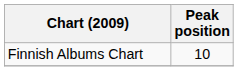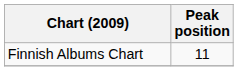(202, 54) 10 -> (202, 54) 11
